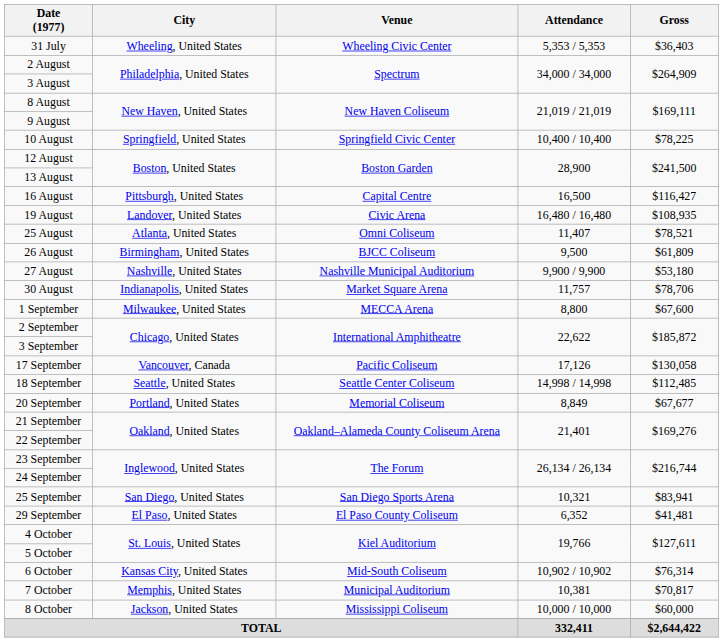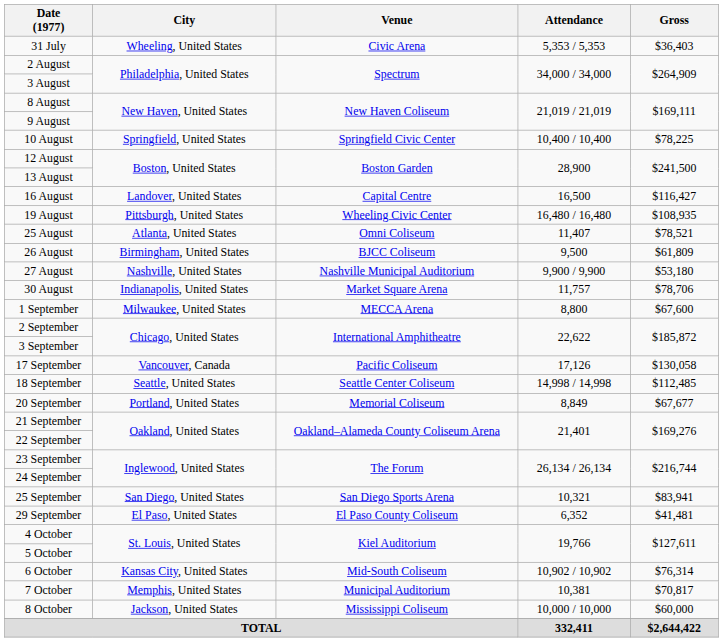(397, 45) Wheeling Civic Center -> (397, 45) Civic Arena
(184, 196) Pittsburgh, United States -> (184, 196) Landover, United States
(184, 214) Landover, United States -> (184, 214) Pittsburgh, United States
(397, 214) Civic Arena -> (397, 214) Wheeling Civic Center
